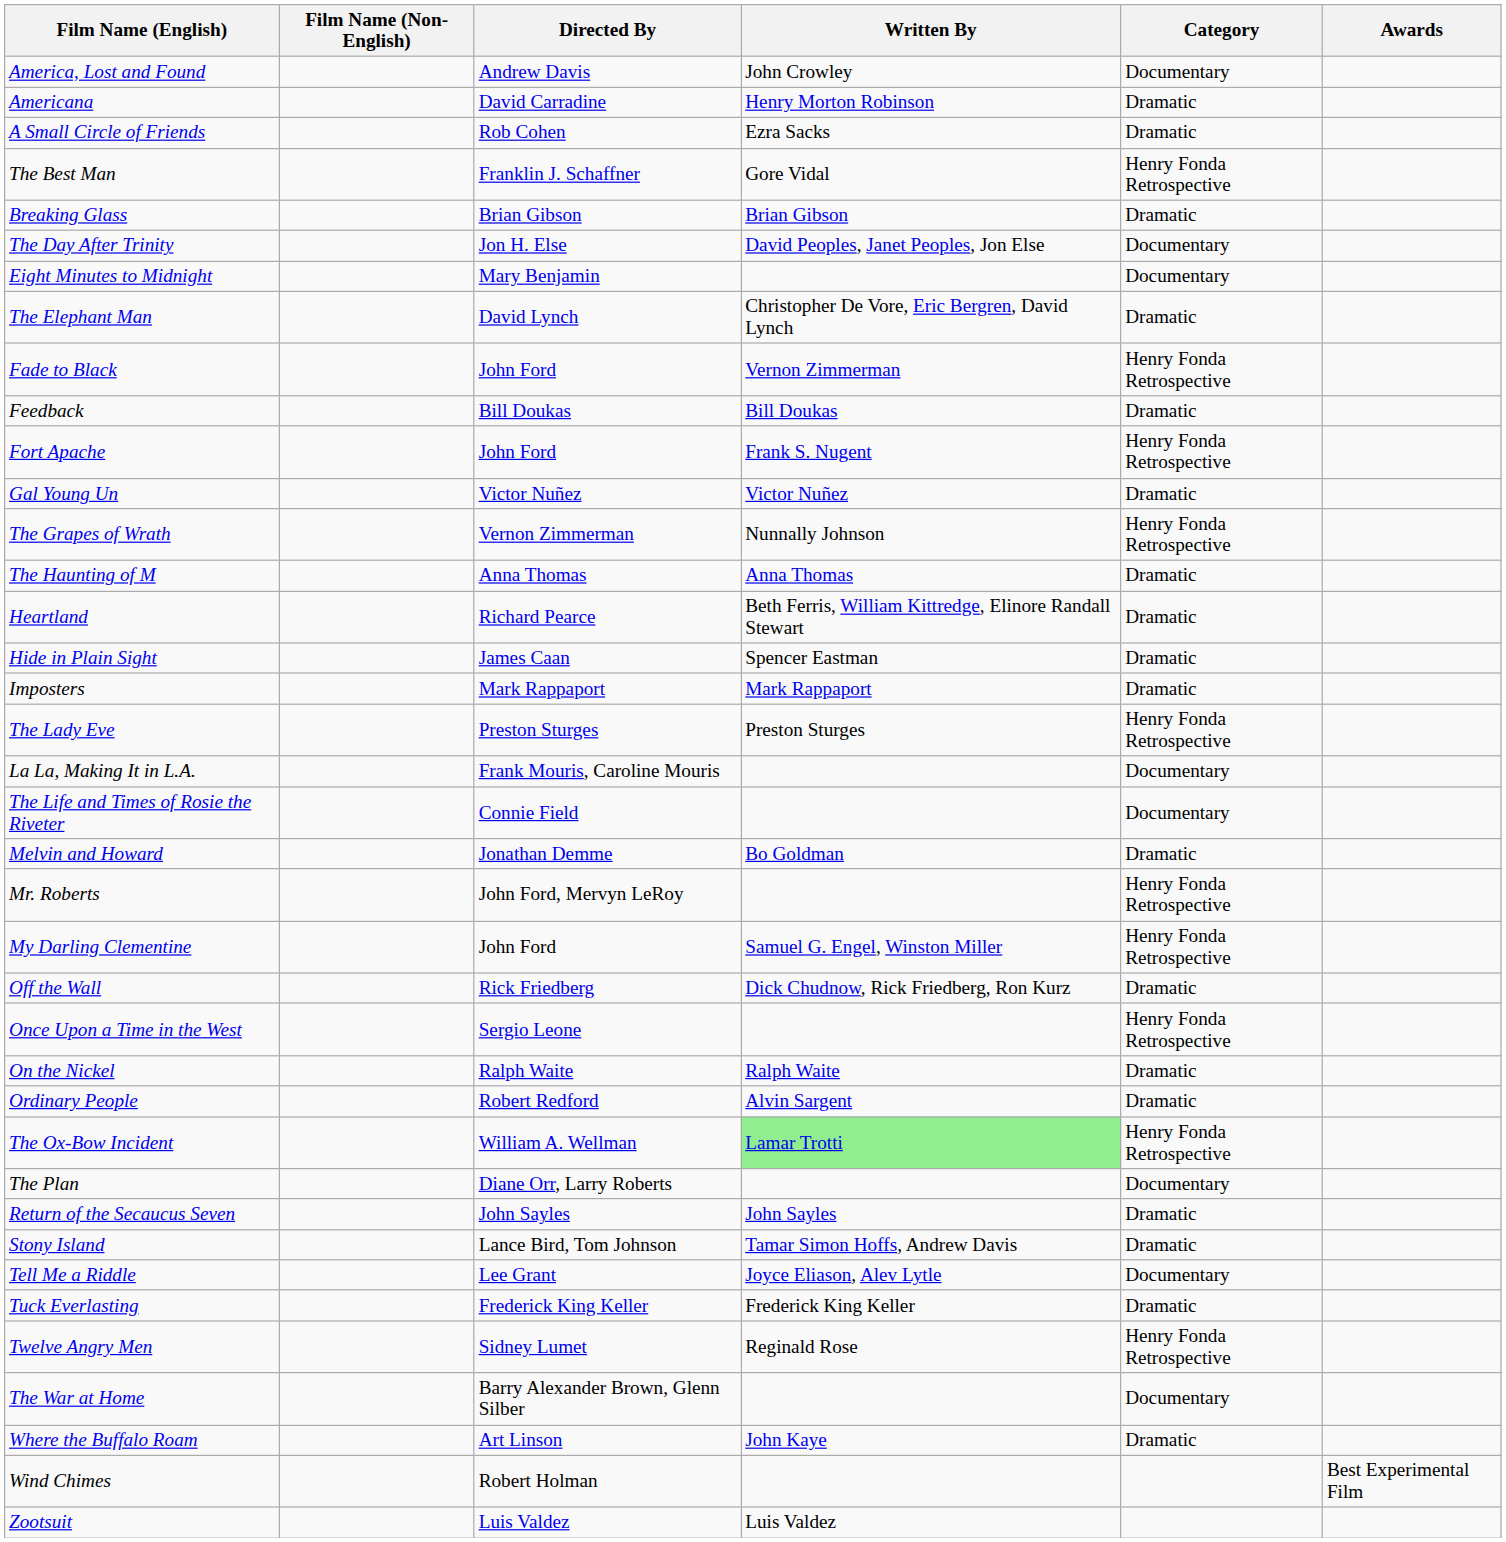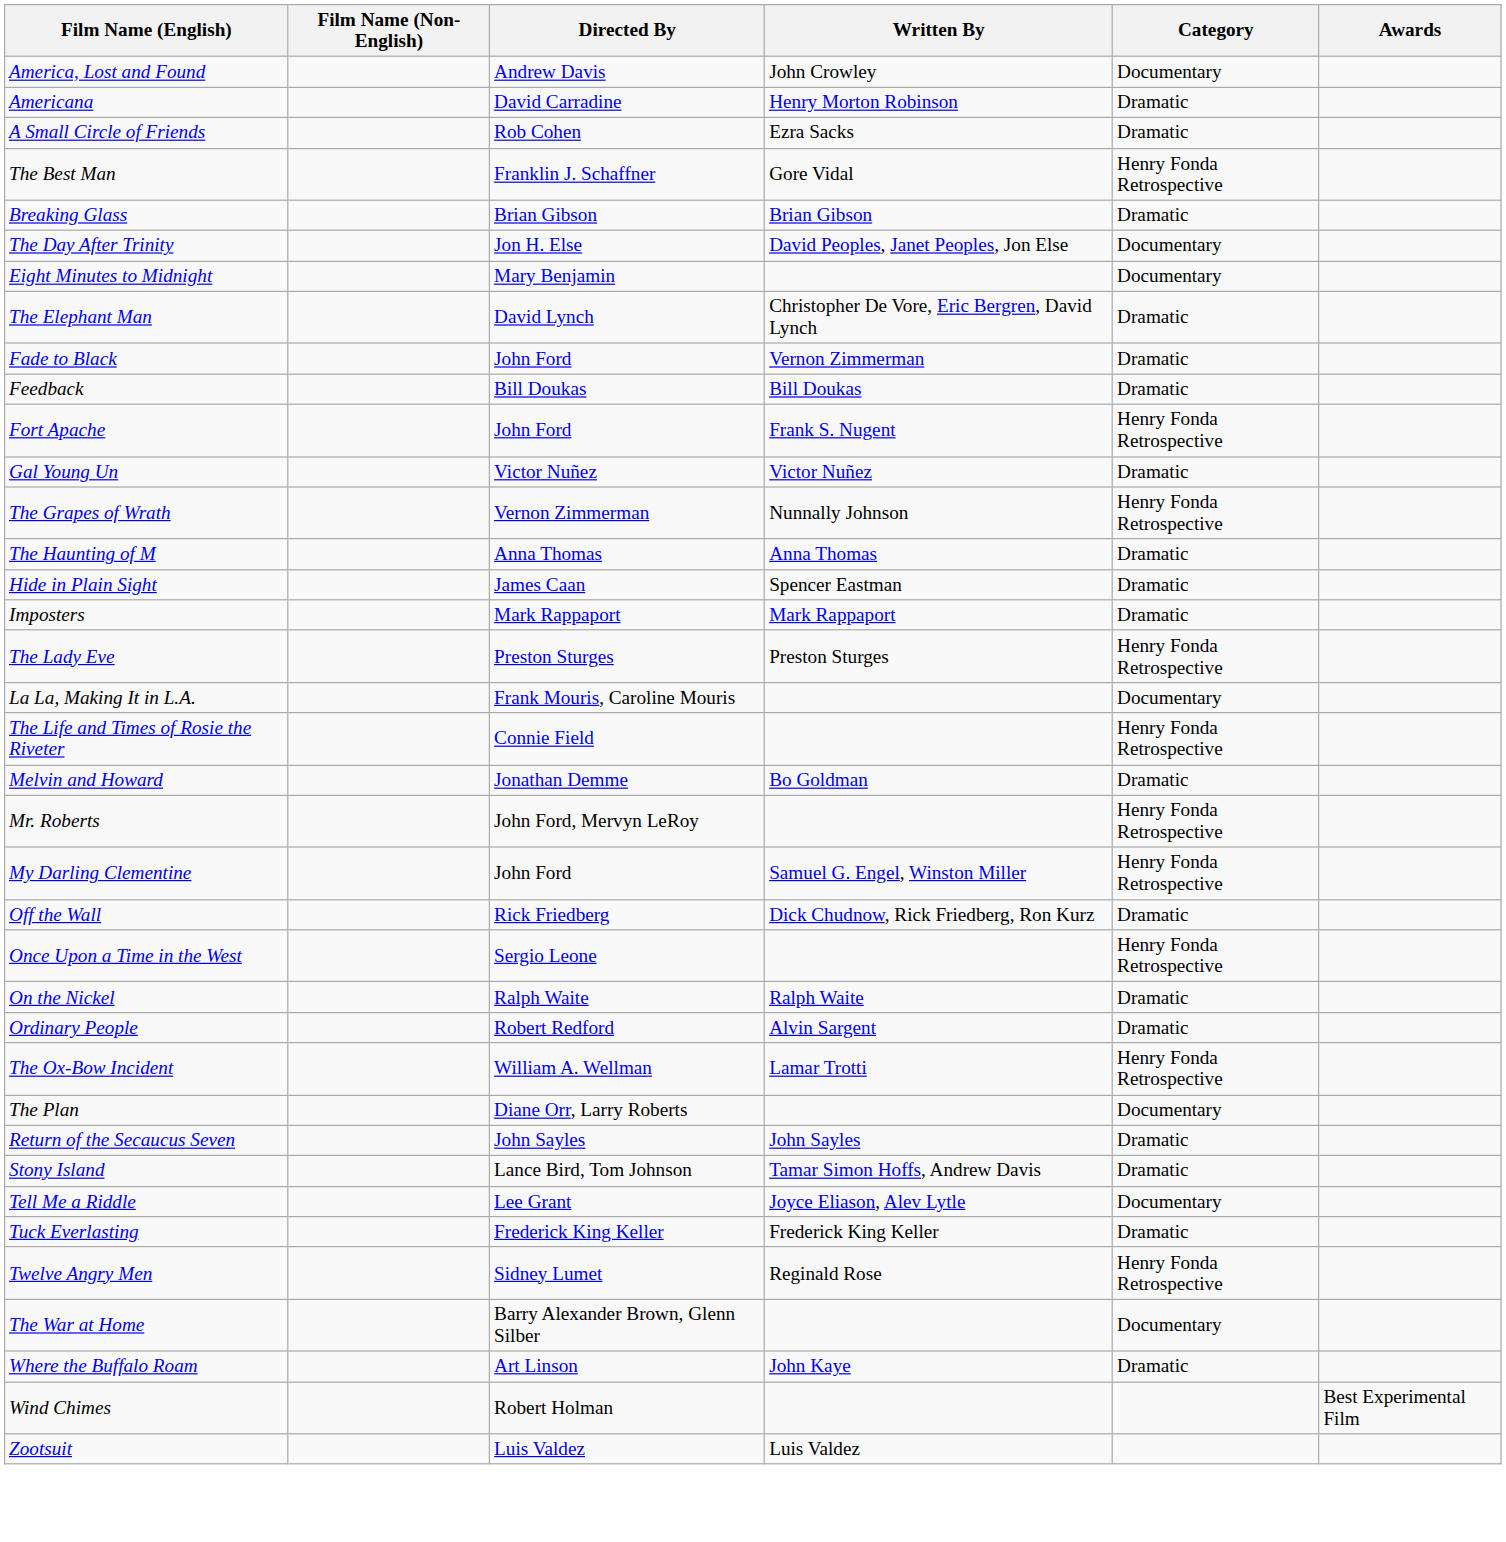(1178, 369) Henry Fonda Retrospective -> (1153, 358) Dramatic
- row: (48, 616)
(1177, 812) Documentary -> (1170, 738) Henry Fonda Retrospective
(794, 1142) lightgreen background -> (818, 1068) no background
